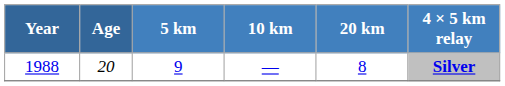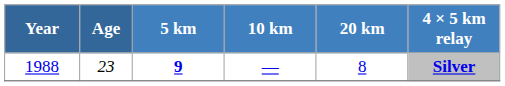(106, 66) 20 -> (106, 66) 23
(178, 66) normal -> (178, 66) bold
